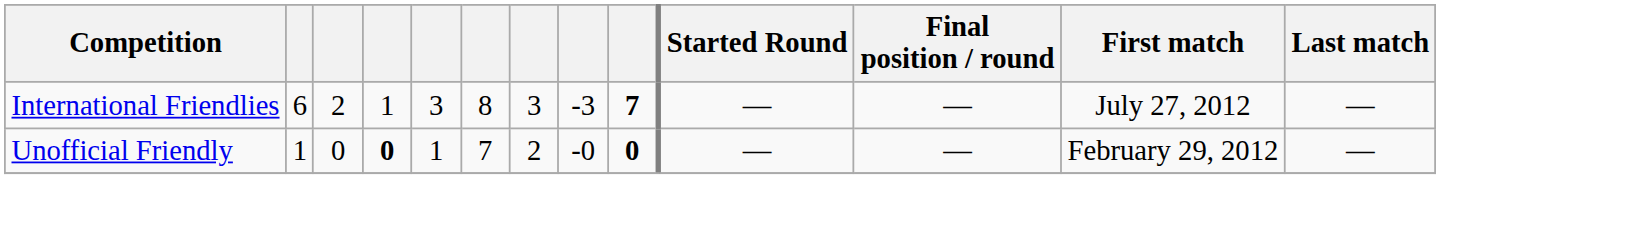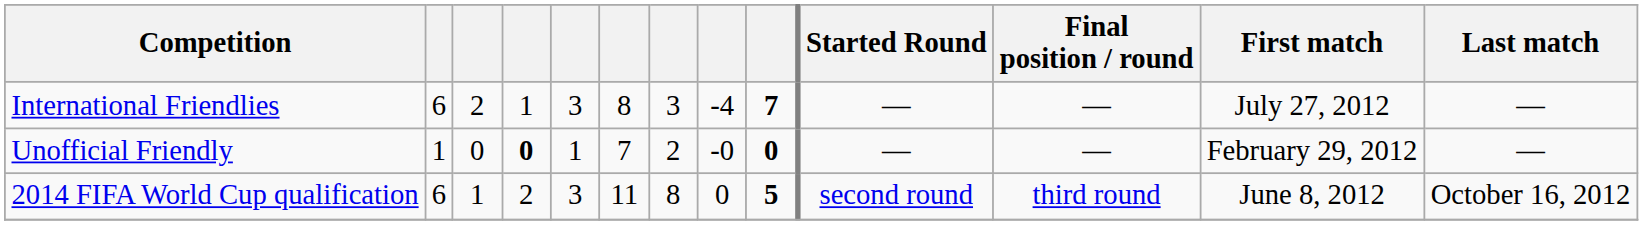(583, 104) -3 -> (722, 104) -4
+ row: (215, 195)
